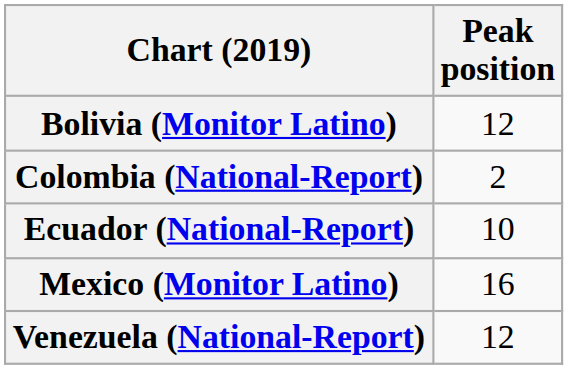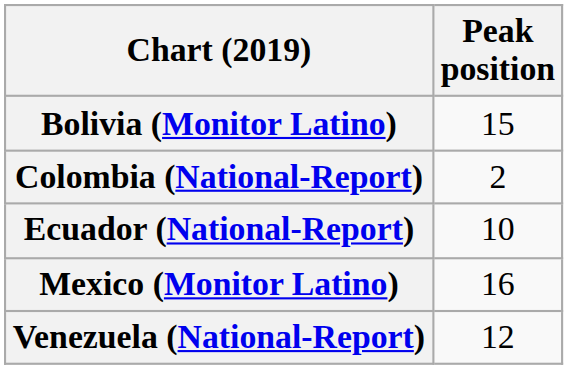(498, 122) 12 -> (498, 122) 15
